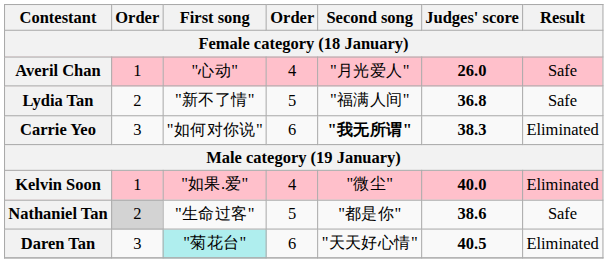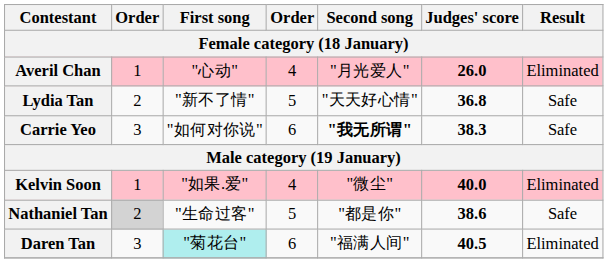(563, 71) Safe -> (563, 71) Eliminated
(370, 100) "福满人间" -> (370, 100) "天天好心情"
(563, 129) Eliminated -> (563, 129) Safe
(370, 243) "天天好心情" -> (370, 243) "福满人间"
